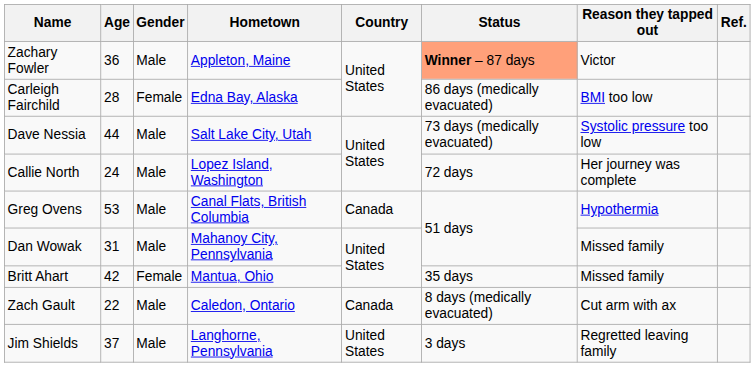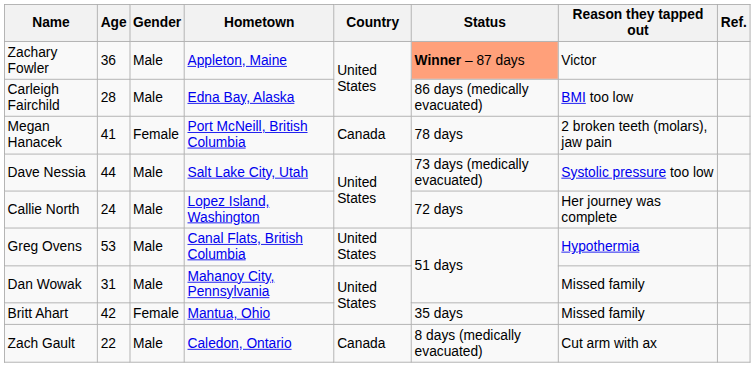(159, 97) Female -> (148, 97) Male
+ row: (35, 135)
(369, 209) Canada -> (357, 246) United States
- row: (43, 343)
